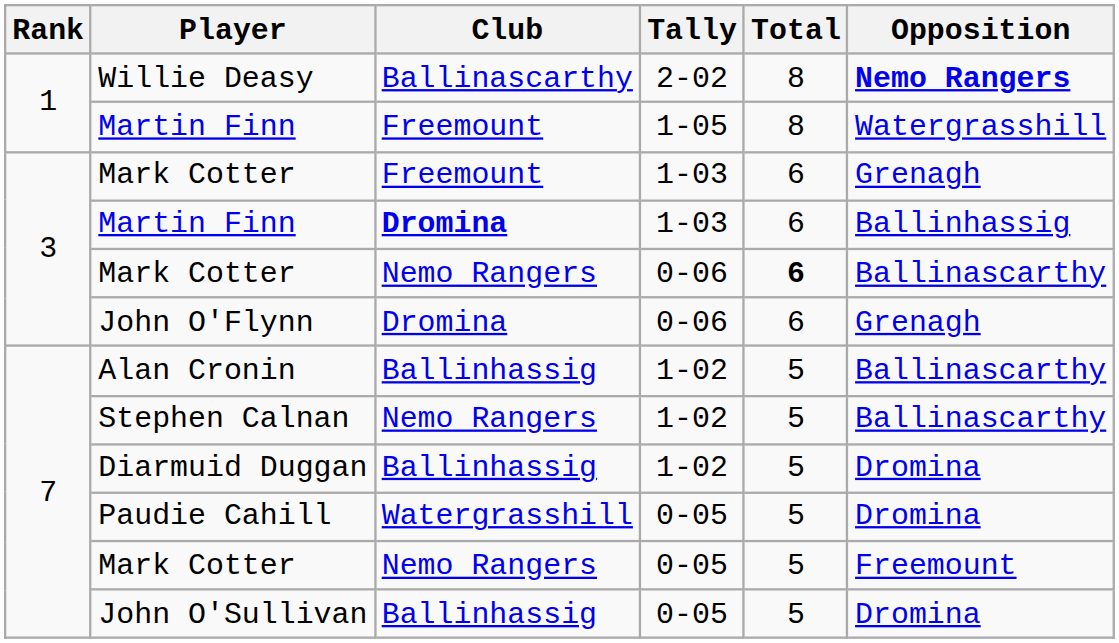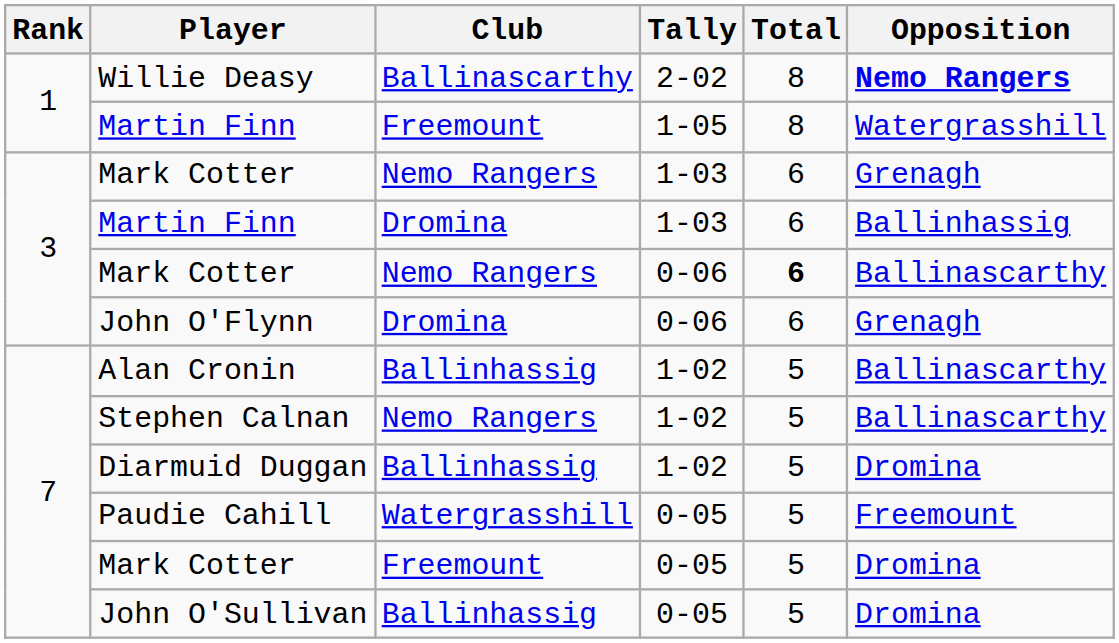(462, 176) Freemount -> (489, 176) Nemo Rangers
(445, 224) bold -> (445, 224) normal
(918, 517) Dromina -> (936, 517) Freemount
(489, 566) Nemo Rangers -> (462, 566) Freemount
(936, 566) Freemount -> (918, 566) Dromina
